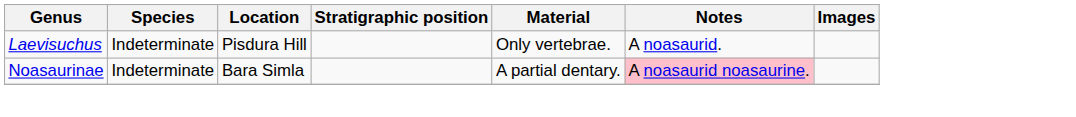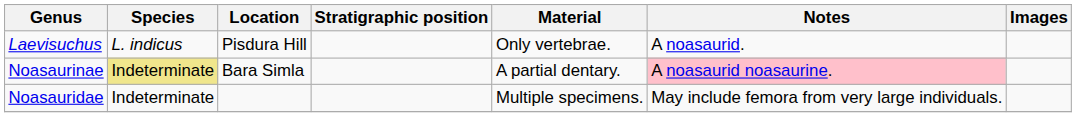(163, 44) Indeterminate -> (147, 44) L. indicus
(163, 71) no background -> (163, 71) khaki background
+ row: (56, 97)
